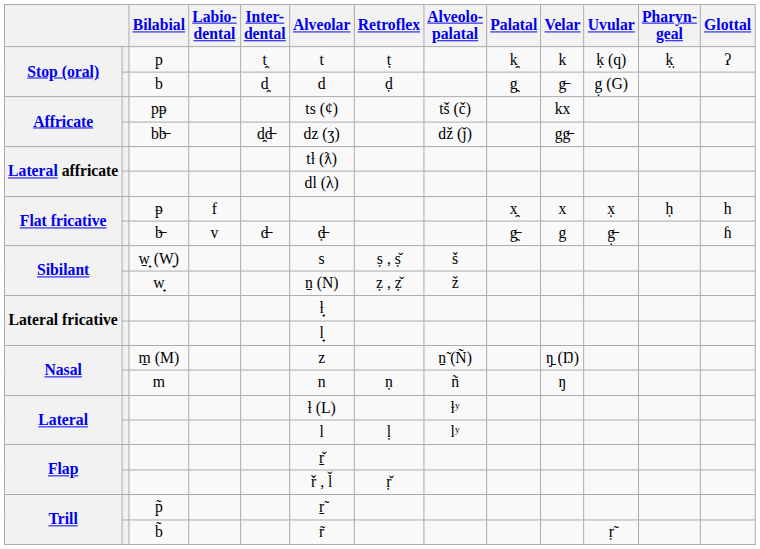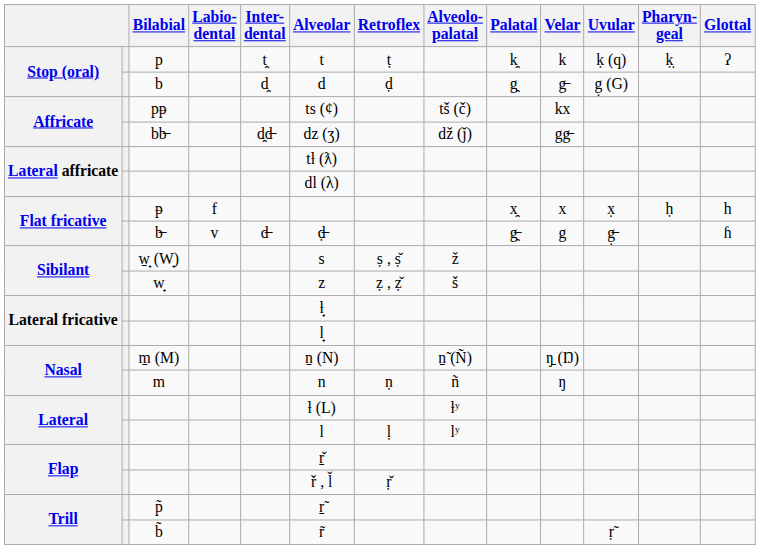(455, 258) š -> (455, 258) ž
(322, 283) ṉ (N) -> (322, 283) z
(455, 283) ž -> (455, 283) š
(322, 357) z -> (322, 357) ṉ (N)
